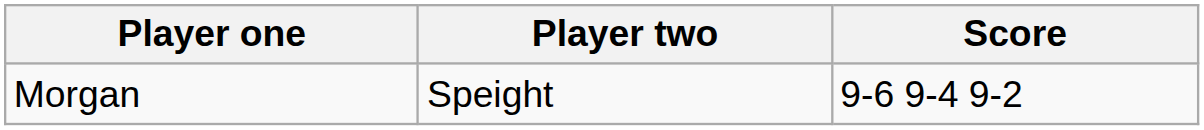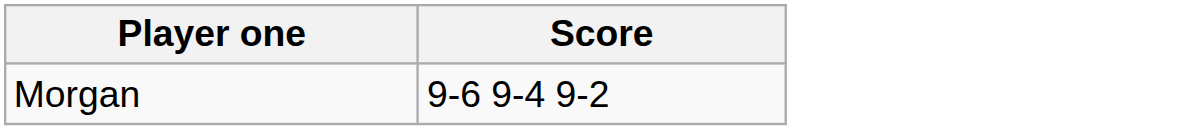- column: (625, 34)
